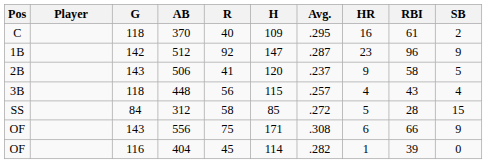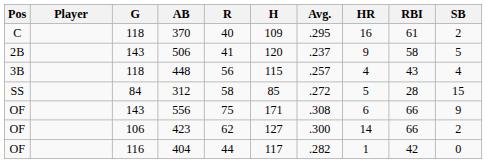- row: (181, 52)
+ row: (181, 129)
(227, 149) 45 -> (227, 149) 44
(274, 149) 114 -> (274, 149) 117
(412, 149) 39 -> (412, 149) 42
